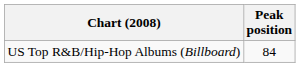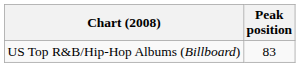(269, 51) 84 -> (269, 51) 83
